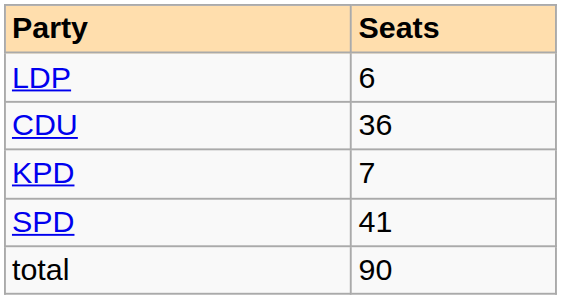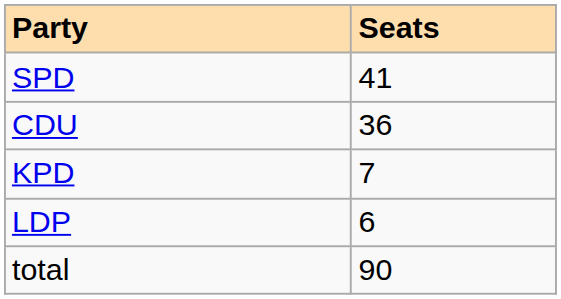rows swapped: (43, 221) <-> (42, 76)
